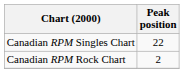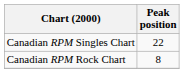(158, 59) 2 -> (158, 59) 8
